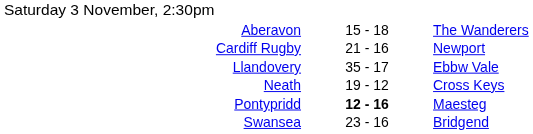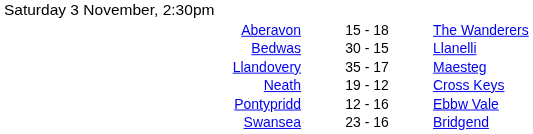+ row: (276, 48)
- row: (258, 48)
(466, 67) Ebbw Vale -> (460, 67) Maesteg
(367, 104) bold -> (367, 104) normal
(460, 104) Maesteg -> (466, 104) Ebbw Vale
